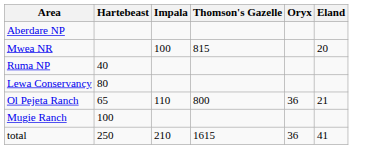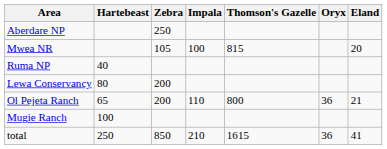+ column: (169, 13)
